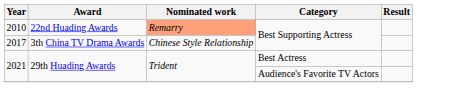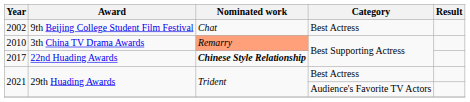+ row: (16, 27)
(74, 27) 22nd Huading Awards -> (87, 43) 3th China TV Drama Awards
(87, 43) 3th China TV Drama Awards -> (74, 58) 22nd Huading Awards
(201, 43) normal -> (252, 58) bold
